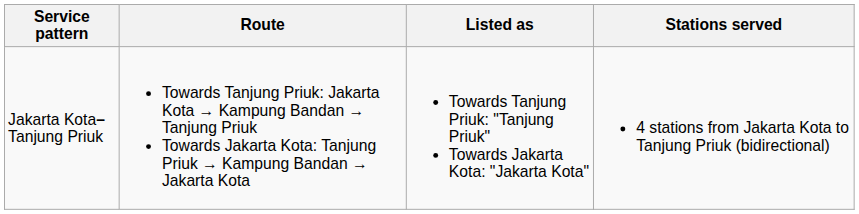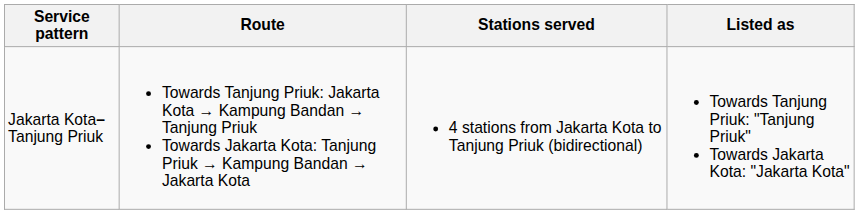columns swapped: (500, 25) <-> (724, 25)
